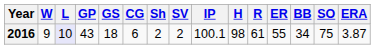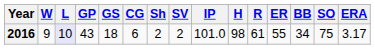(210, 34) 100.1 -> (210, 34) 101.0
(354, 34) 3.87 -> (354, 34) 3.17
